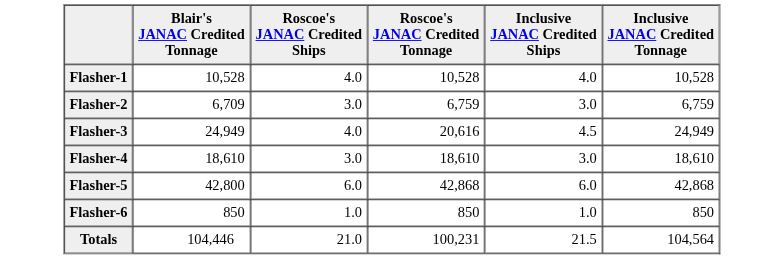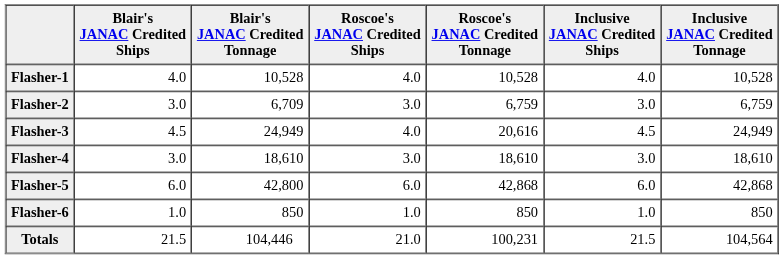+ column: (133, 34)
